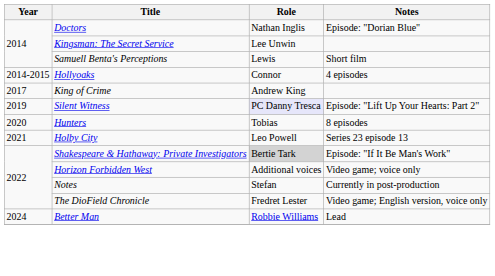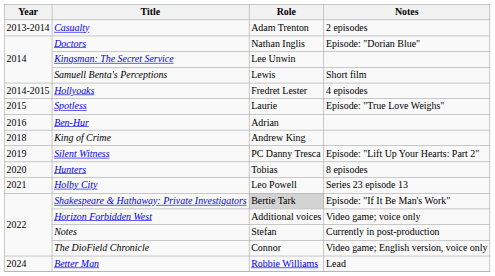+ row: (72, 28)
(266, 75) Connor -> (279, 91) Fredret Lester
+ row: (70, 106)
+ row: (72, 122)
(17, 91) 2017 -> (17, 138) 2018
(286, 106) lavender background -> (286, 153) no background
(279, 201) Fredret Lester -> (266, 248) Connor
